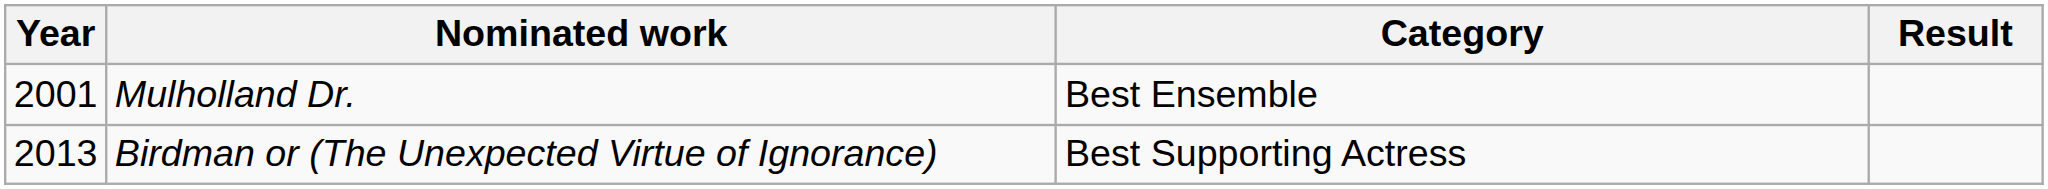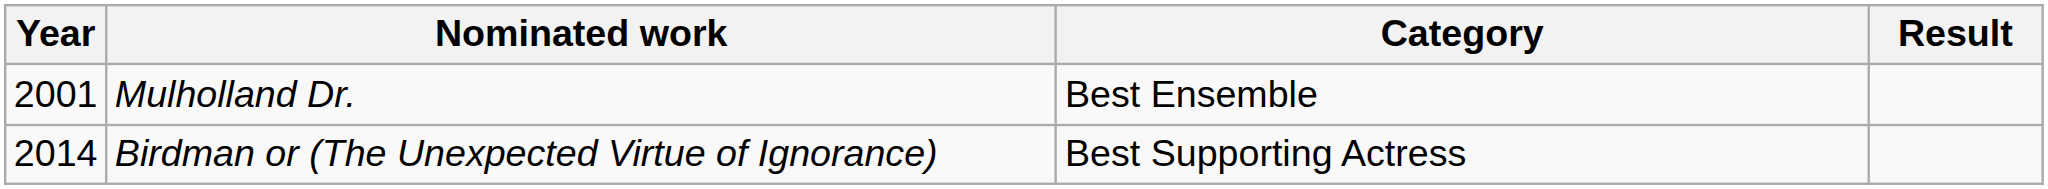(56, 153) 2013 -> (56, 153) 2014
